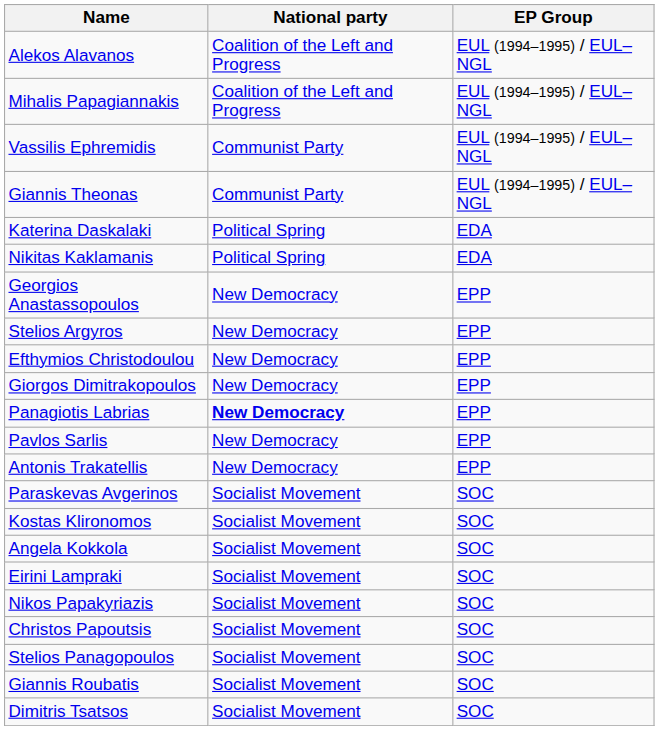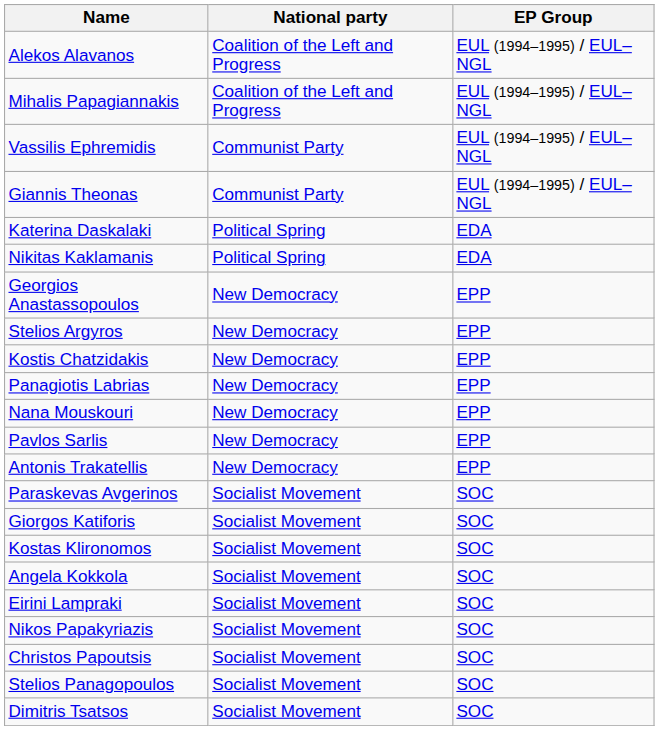- row: (101, 358)
+ row: (78, 358)
- row: (102, 385)
(278, 413) bold -> (275, 385) normal
+ row: (71, 413)
+ row: (72, 521)
- row: (74, 684)
